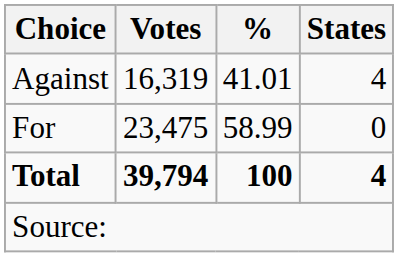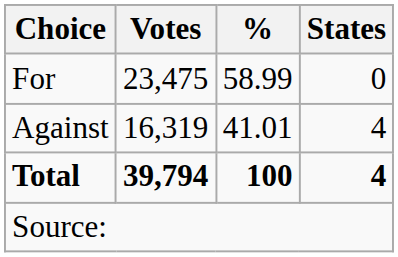rows swapped: (34, 127) <-> (60, 78)
